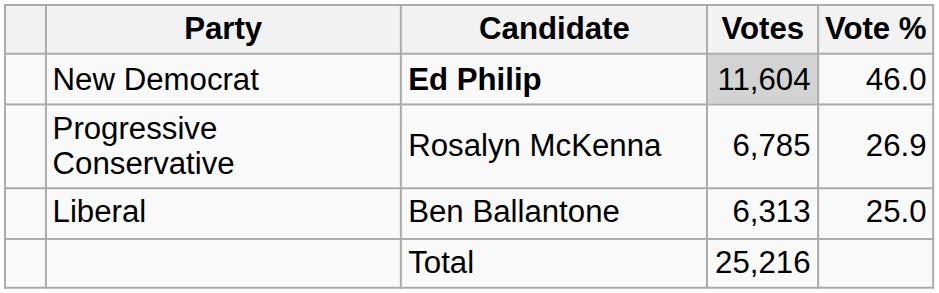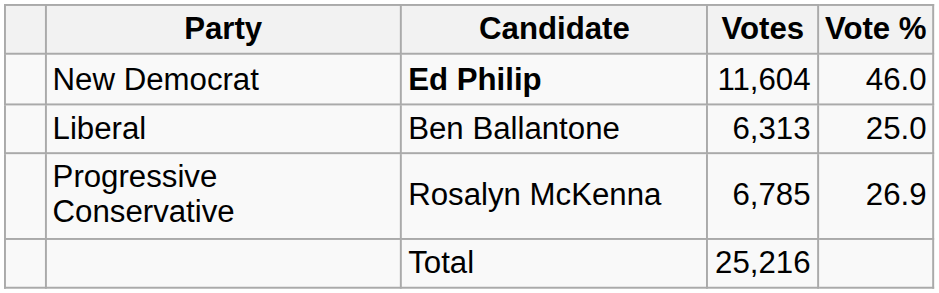(764, 78) lightgrey background -> (764, 78) no background
rows swapped: (144, 145) <-> (99, 212)
